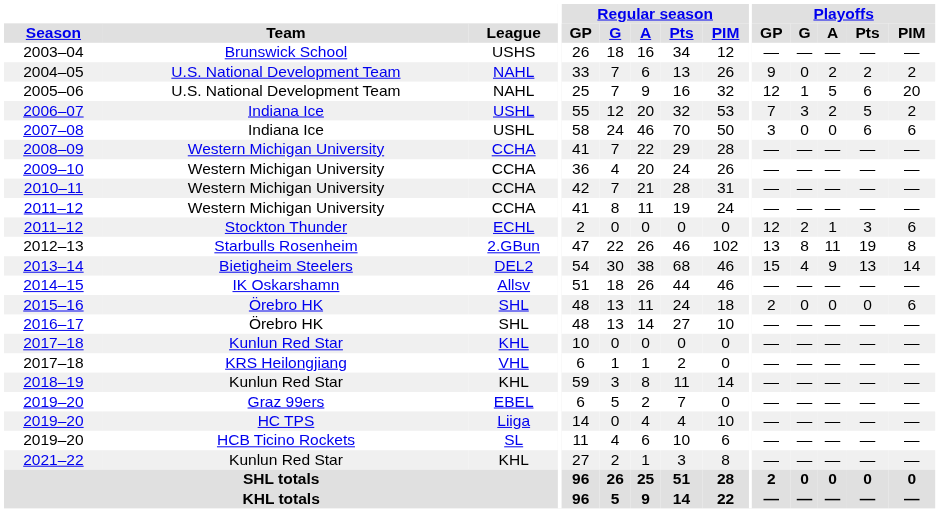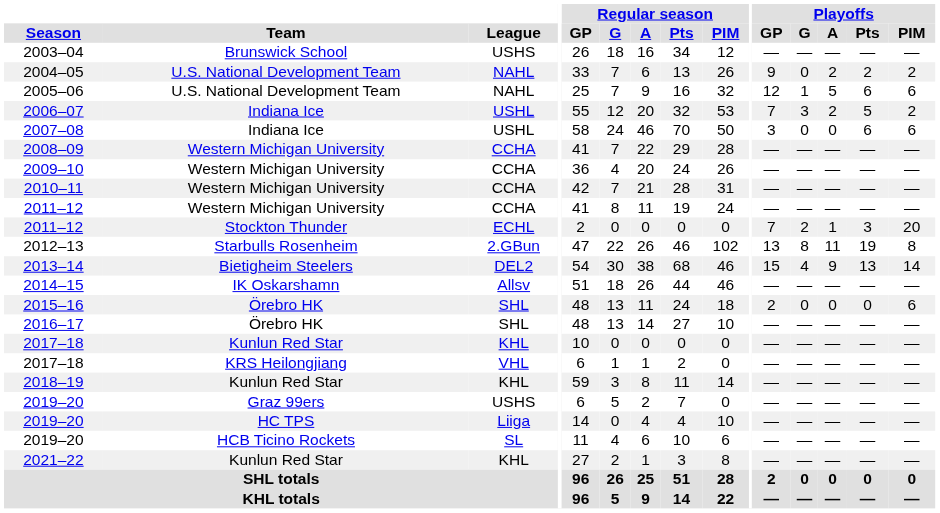(912, 91) 20 -> (912, 91) 6
(771, 227) 12 -> (771, 227) 7
(912, 227) 6 -> (912, 227) 20
(514, 401) EBEL -> (514, 401) USHS
